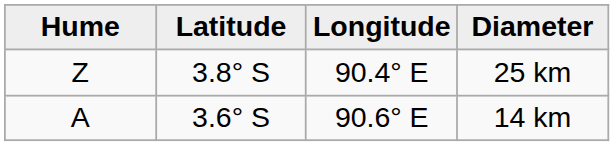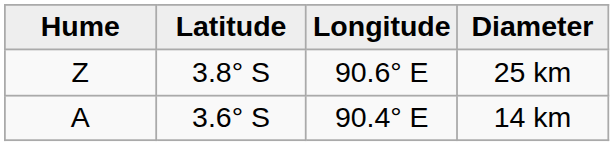(382, 72) 90.4° E -> (382, 72) 90.6° E
(382, 117) 90.6° E -> (382, 117) 90.4° E
